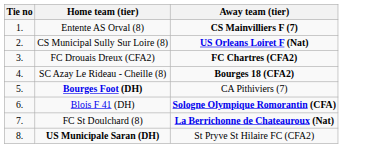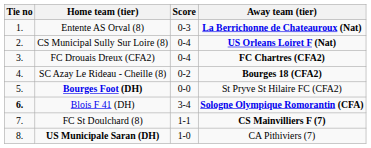+ column: (184, 12)
(254, 27) CS Mainvilliers F (7) -> (282, 27) La Berrichonne de Chateauroux (Nat)
(254, 89) CA Pithiviers (7) -> (282, 89) St Pryve St Hilaire FC (CFA2)
(20, 105) normal -> (20, 105) bold
(254, 120) La Berrichonne de Chateauroux (Nat) -> (282, 120) CS Mainvilliers F (7)
(254, 136) St Pryve St Hilaire FC (CFA2) -> (282, 136) CA Pithiviers (7)
